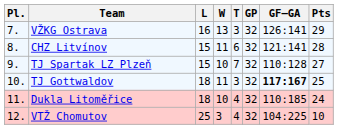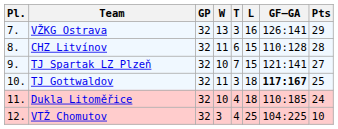columns swapped: (251, 13) <-> (204, 13)
(285, 47) 121:141 -> (285, 47) 110:128
(285, 64) 110:128 -> (285, 64) 121:141
